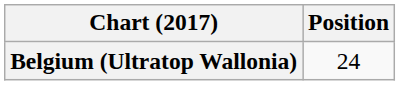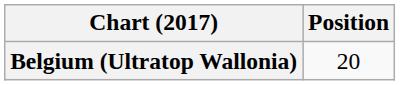(349, 60) 24 -> (349, 60) 20
